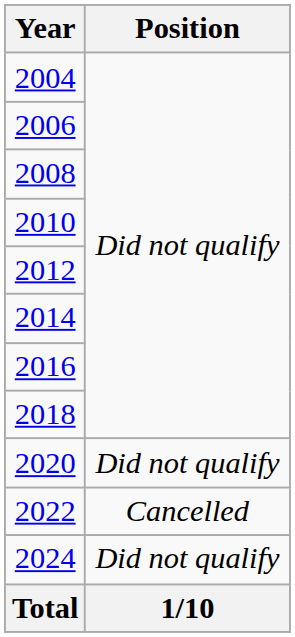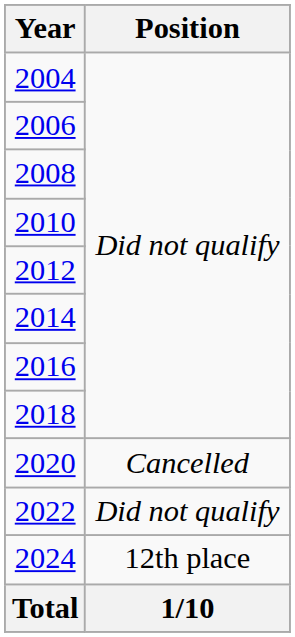(187, 462) Did not qualify -> (187, 462) Cancelled
(187, 510) Cancelled -> (187, 510) Did not qualify
(187, 558) Did not qualify -> (187, 558) 12th place
